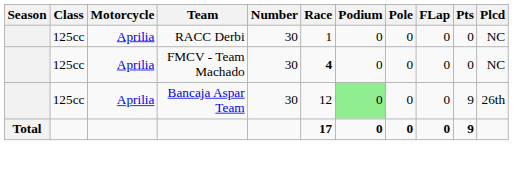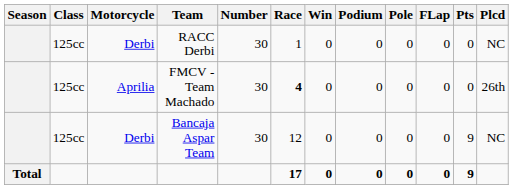+ column: (320, 15)
(136, 36) Aprilia -> (139, 43) Derbi
(496, 64) NC -> (493, 87) 26th
(136, 100) Aprilia -> (139, 137) Derbi
(379, 100) lightgreen background -> (379, 137) no background
(493, 100) 26th -> (496, 137) NC
